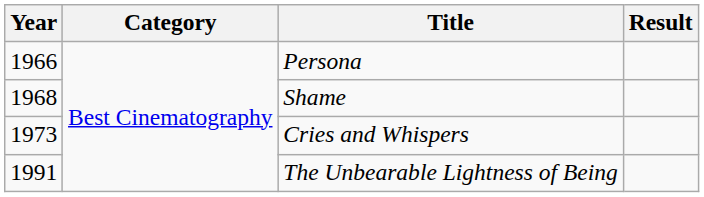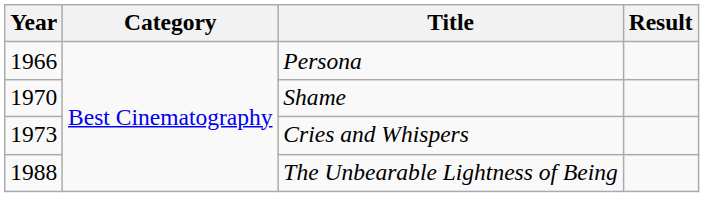(34, 97) 1968 -> (34, 97) 1970
(34, 172) 1991 -> (34, 172) 1988
